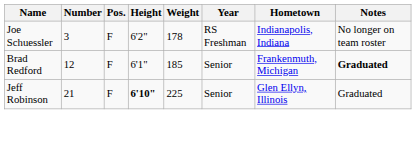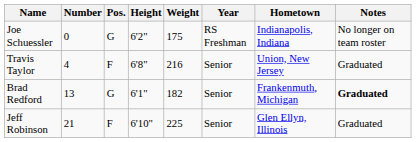(66, 36) 3 -> (66, 36) 0
(110, 36) F -> (111, 36) G
(174, 36) 178 -> (174, 36) 175
+ row: (21, 65)
(69, 65) 12 -> (69, 94) 13
(110, 65) F -> (111, 94) G
(174, 65) 185 -> (174, 94) 182
(143, 94) bold -> (142, 123) normal
